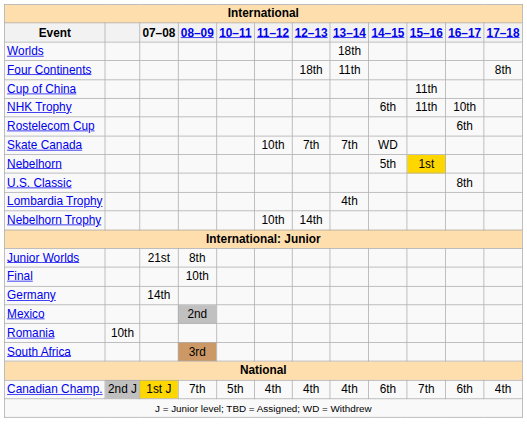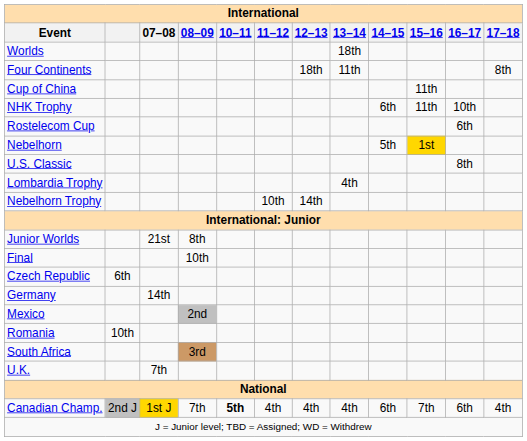- row: (45, 145)
+ row: (49, 276)
+ row: (19, 370)
(235, 389) normal -> (235, 408) bold
